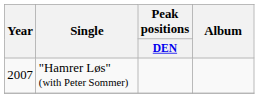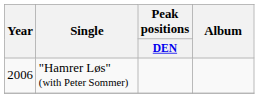(20, 75) 2007 -> (20, 75) 2006
